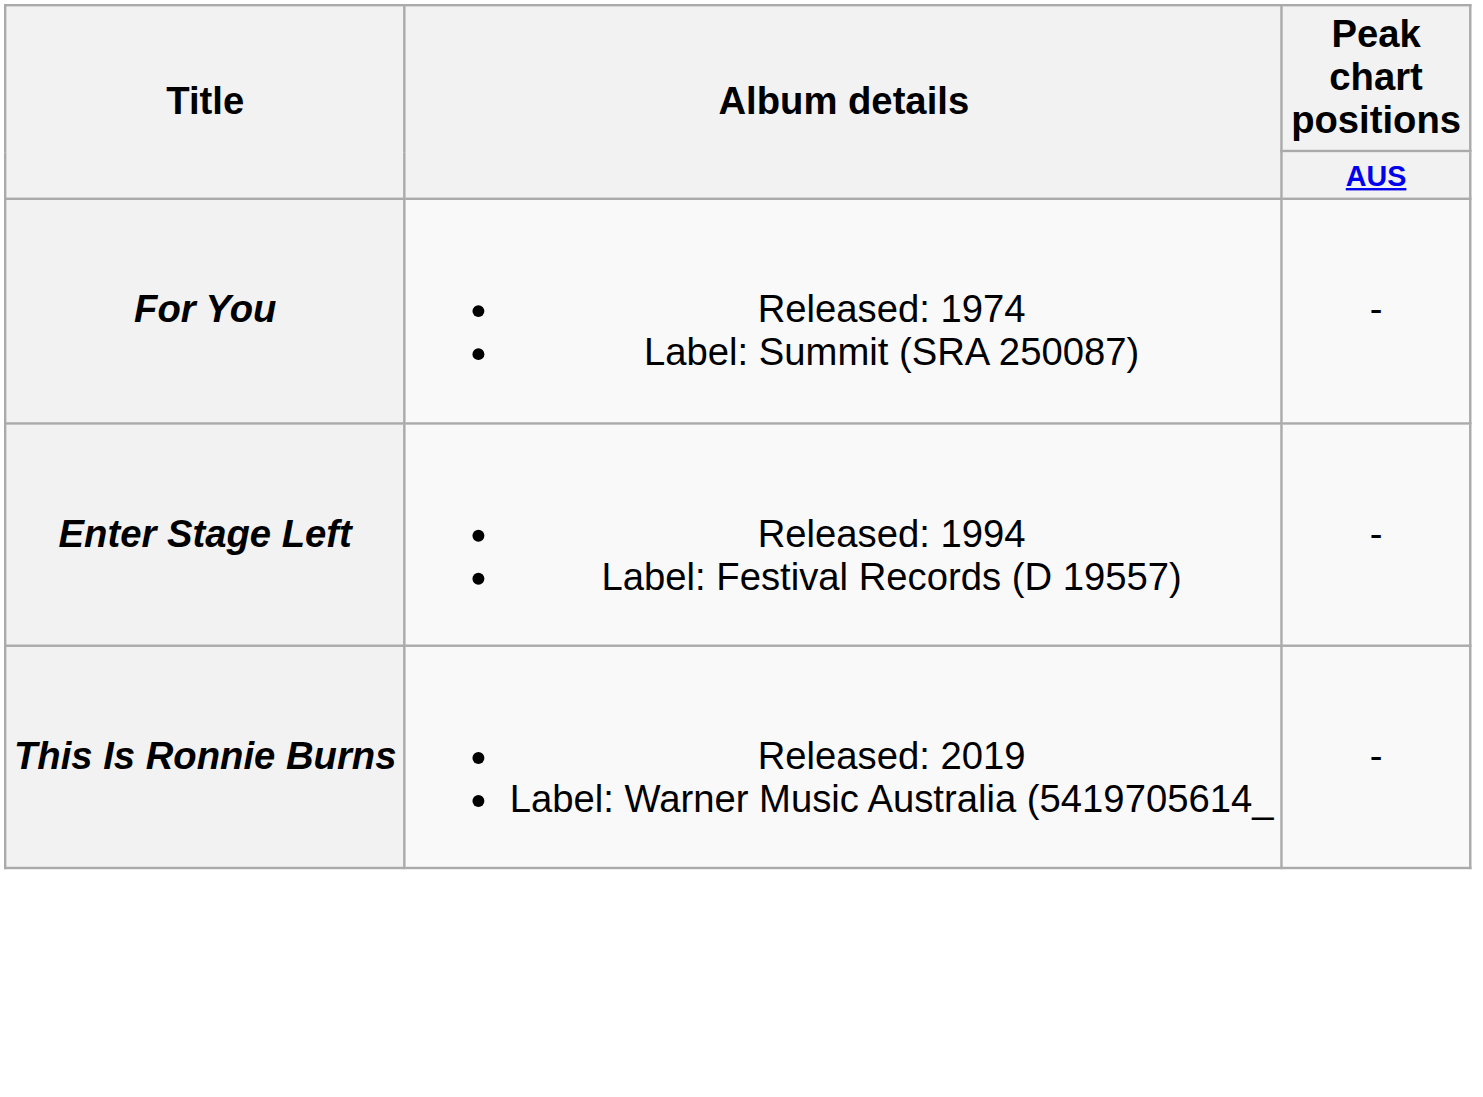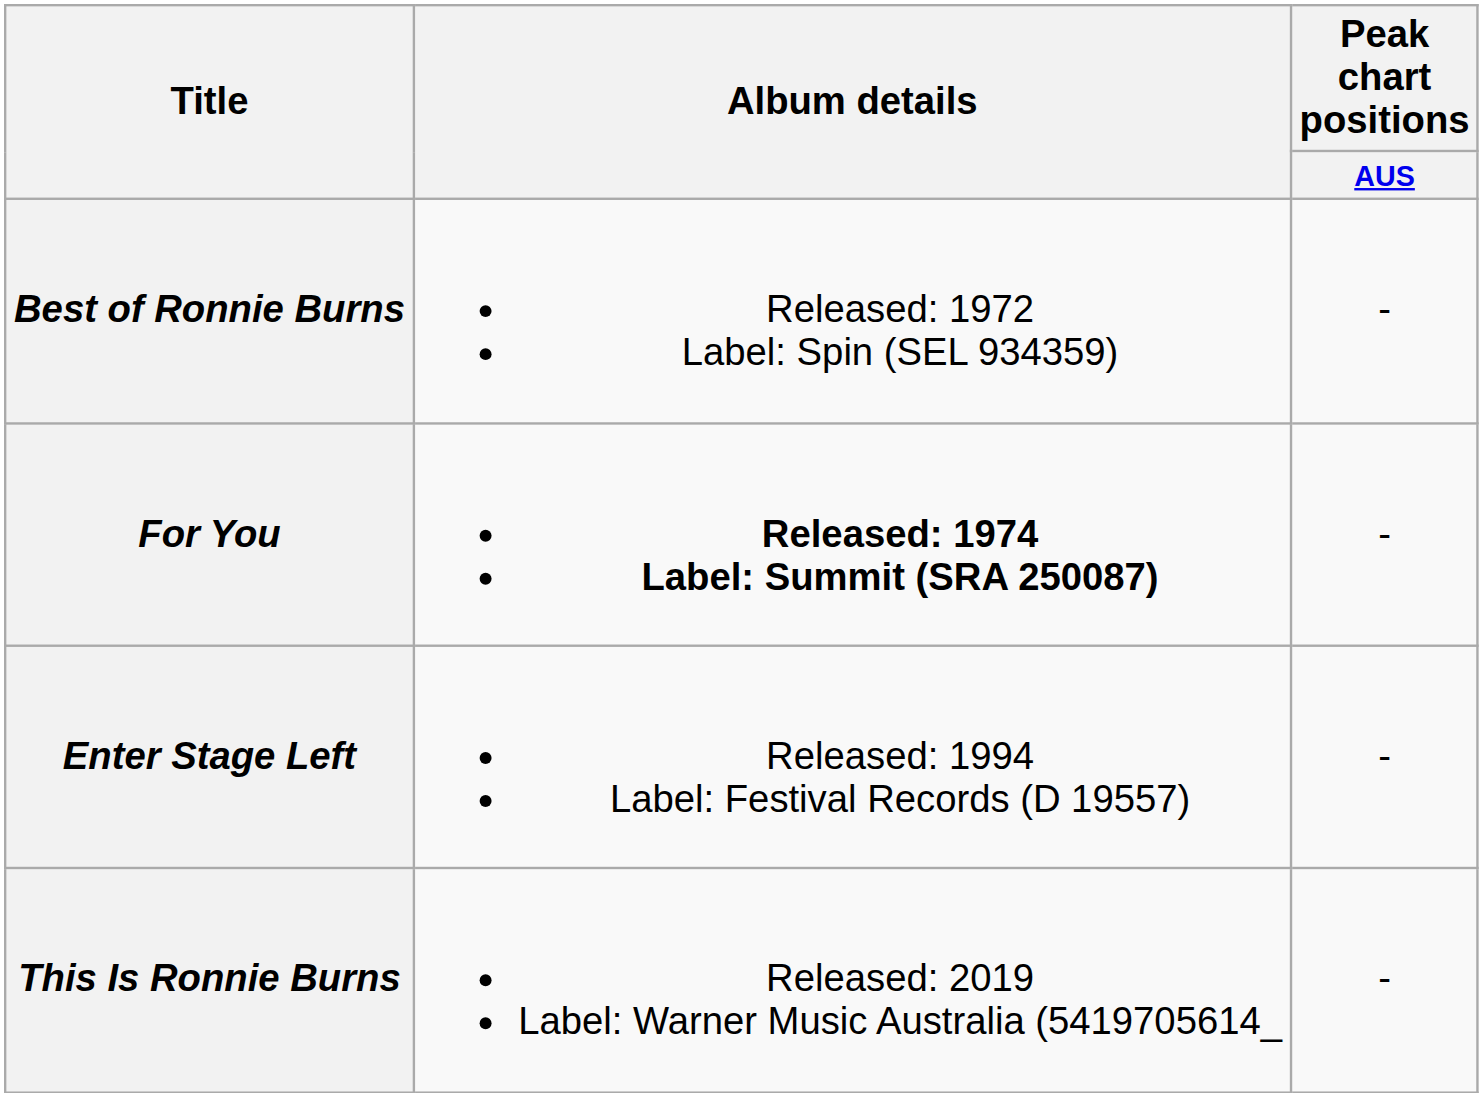+ row: (209, 310)
(844, 332) normal -> (852, 555) bold
